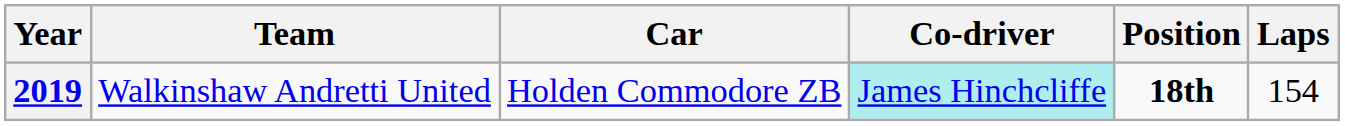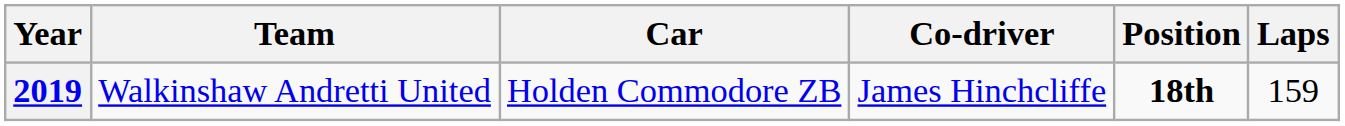(982, 90) paleturquoise background -> (982, 90) no background
(1293, 90) 154 -> (1293, 90) 159
